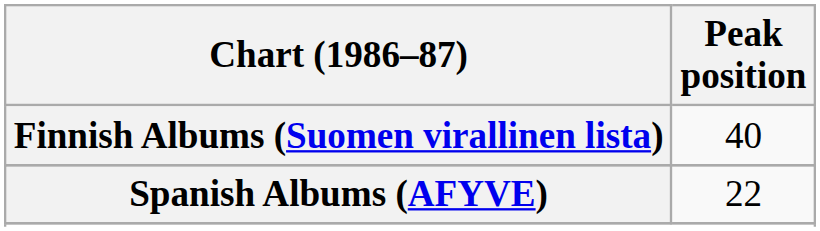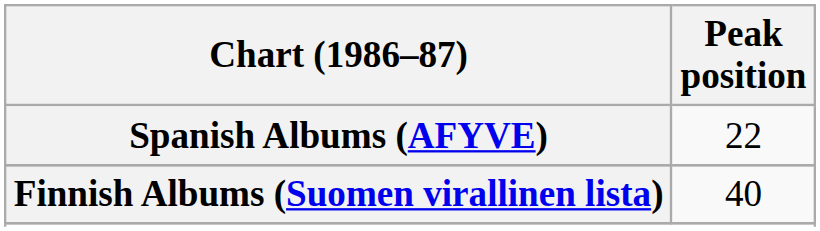rows swapped: (339, 134) <-> (339, 193)
